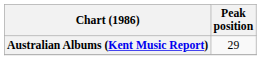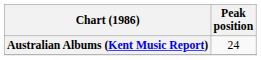(233, 45) 29 -> (233, 45) 24
